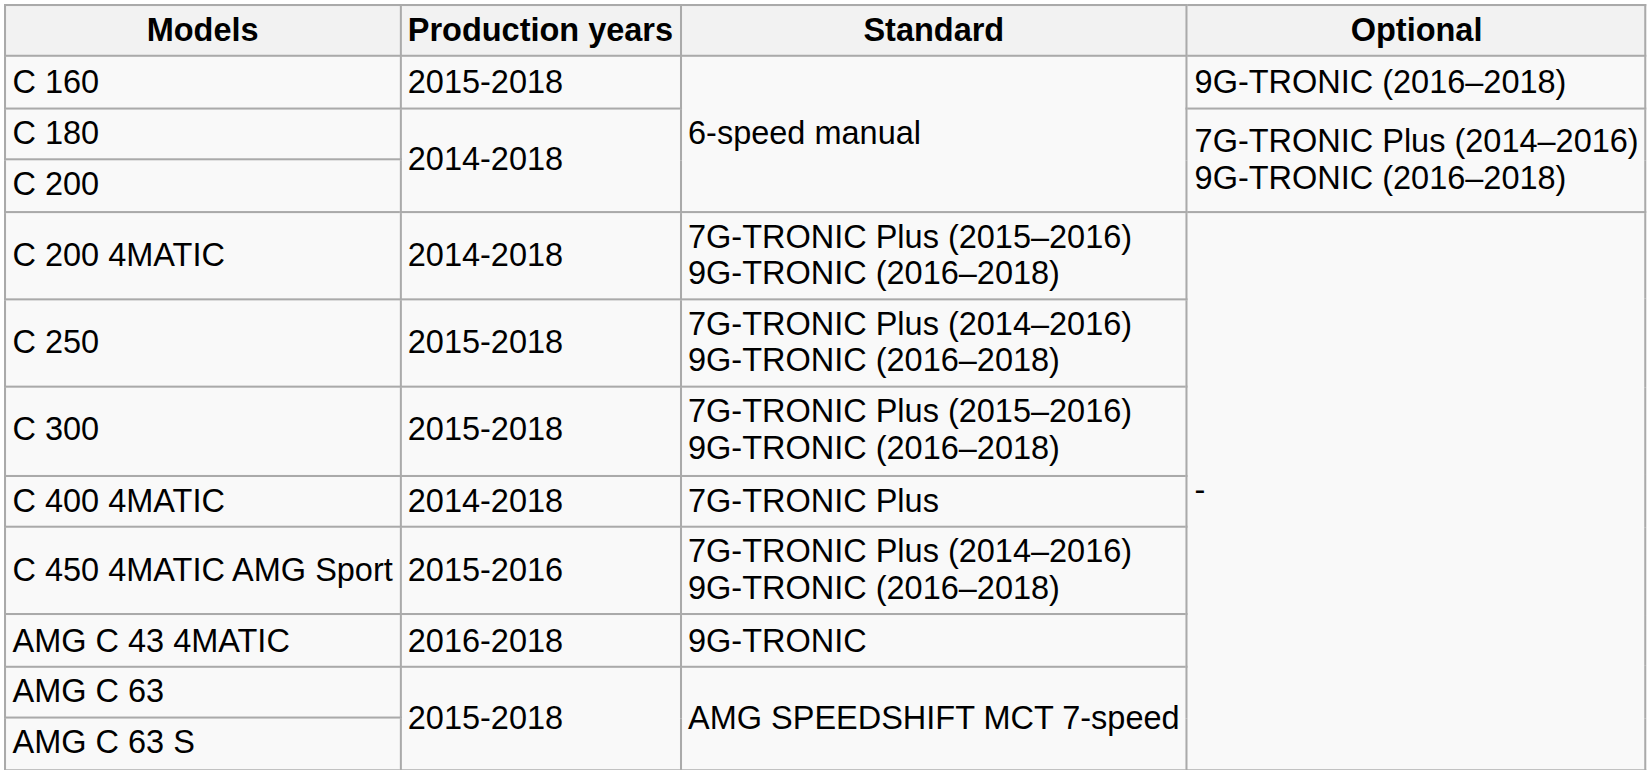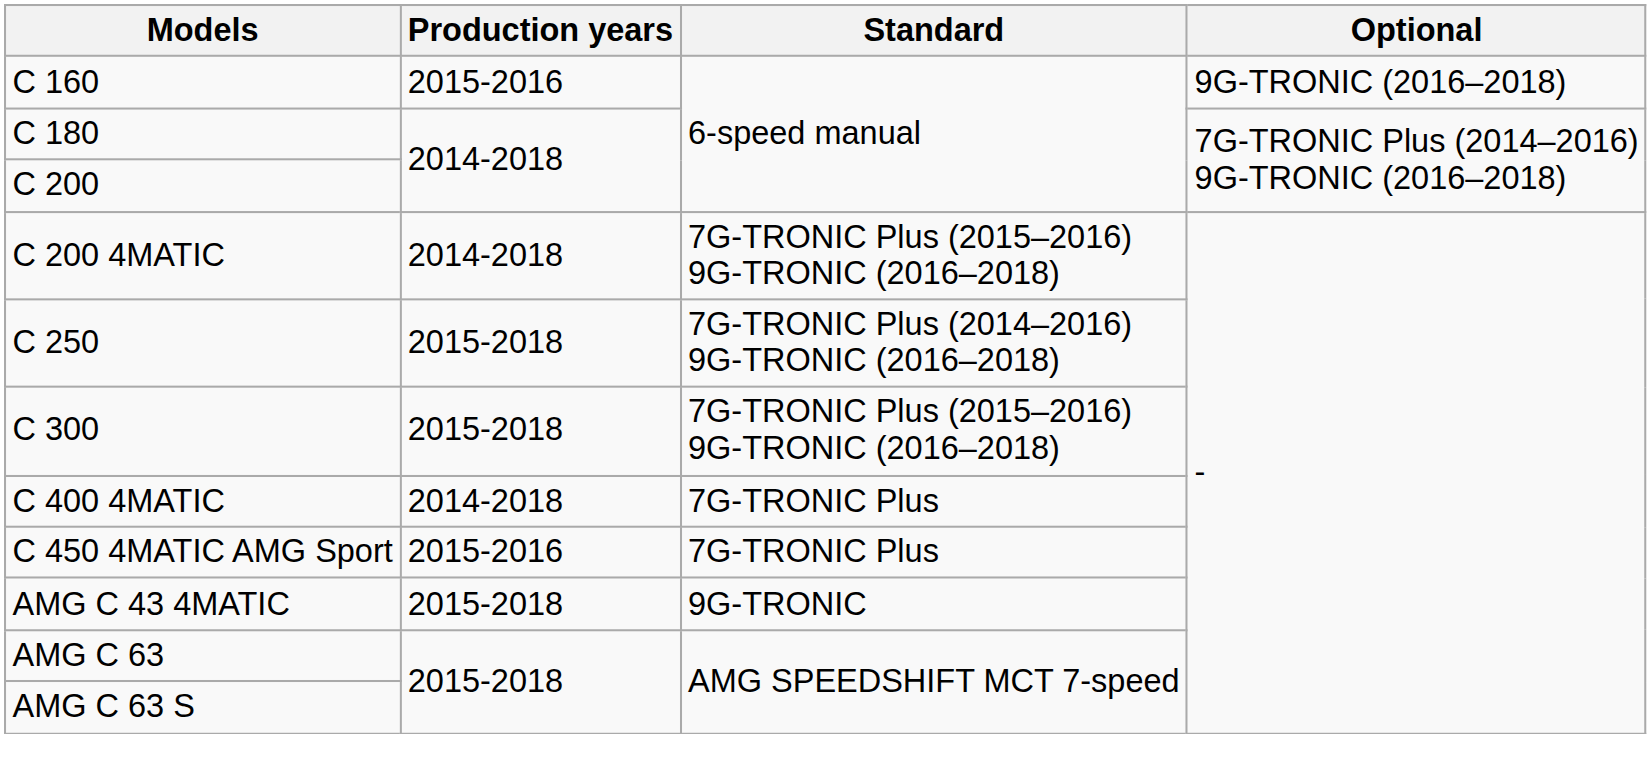(485, 81) 2015-2018 -> (485, 81) 2015-2016
(910, 570) 7G-TRONIC Plus (2014–2016) 9G-TRONIC (2016–2018) -> (813, 551) 7G-TRONIC Plus
(485, 640) 2016-2018 -> (485, 603) 2015-2018
